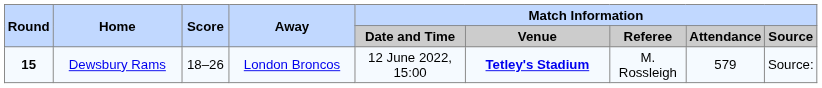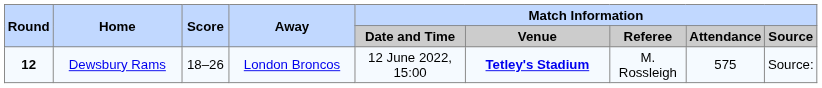(29, 65) 15 -> (29, 65) 12
(725, 65) 579 -> (725, 65) 575
